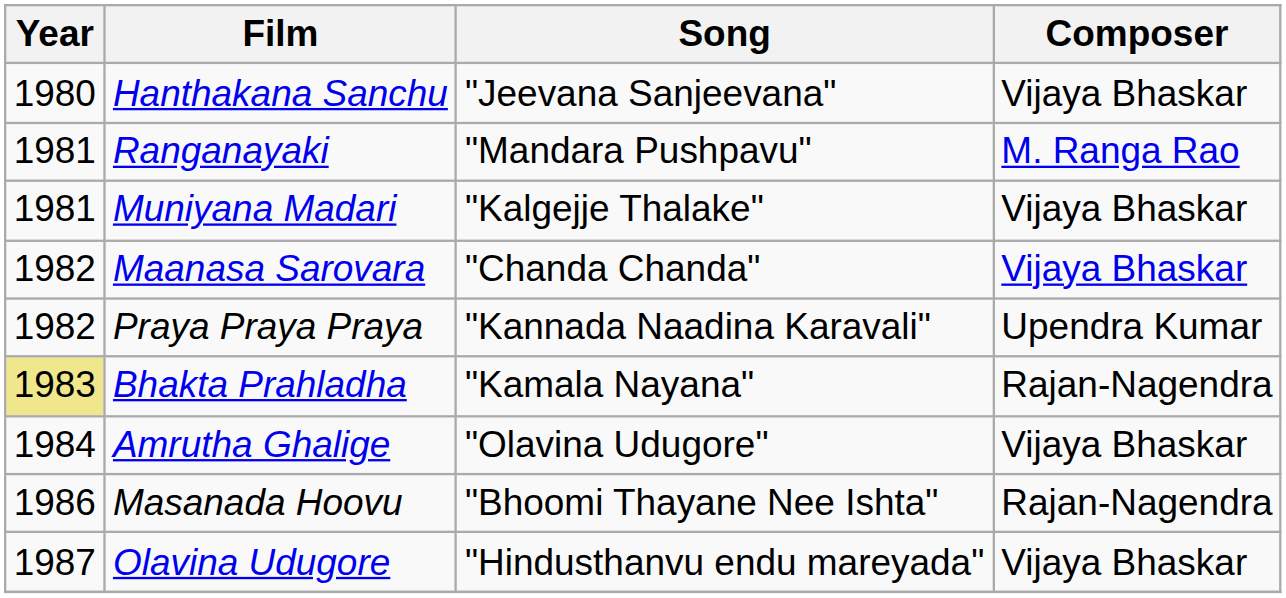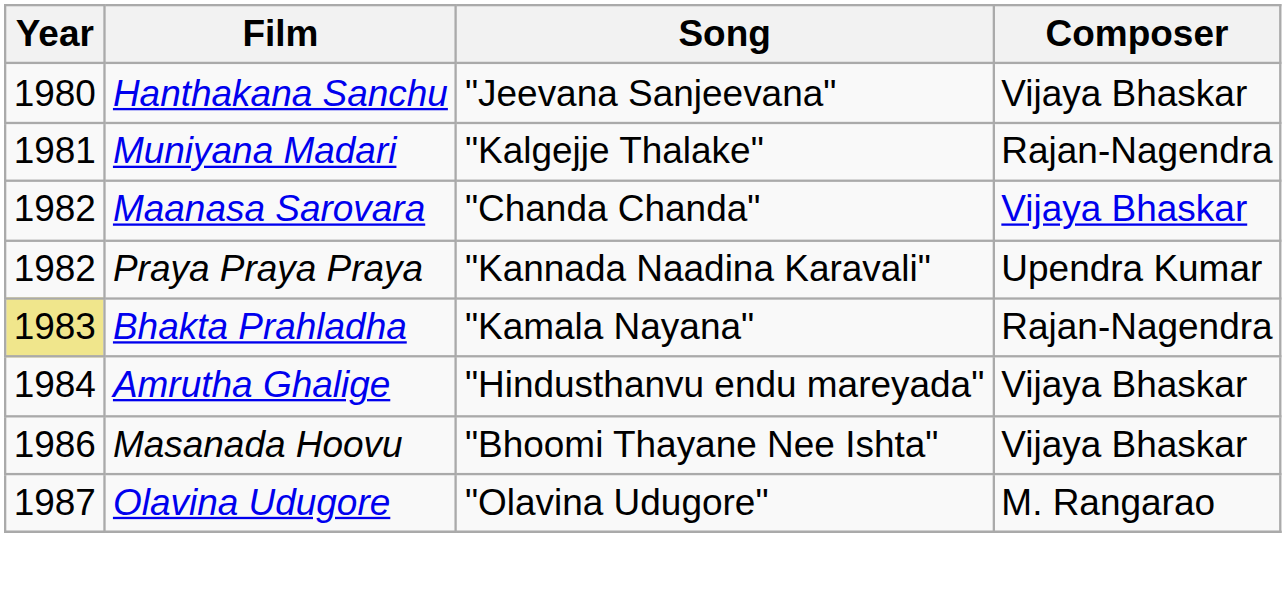- row: (221, 151)
(1124, 209) Vijaya Bhaskar -> (1137, 151) Rajan-Nagendra
(617, 444) "Olavina Udugore" -> (725, 385) "Hindusthanvu endu mareyada"
(1137, 502) Rajan-Nagendra -> (1124, 444) Vijaya Bhaskar
(725, 561) "Hindusthanvu endu mareyada" -> (617, 502) "Olavina Udugore"
(1124, 561) Vijaya Bhaskar -> (1108, 502) M. Rangarao
